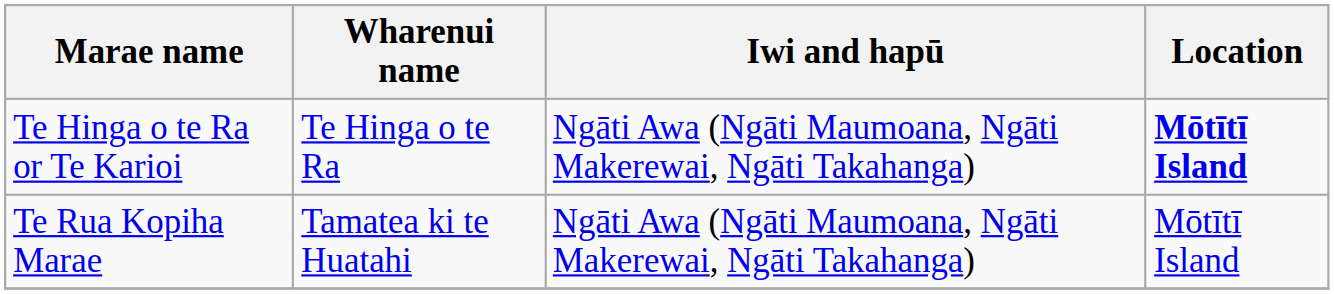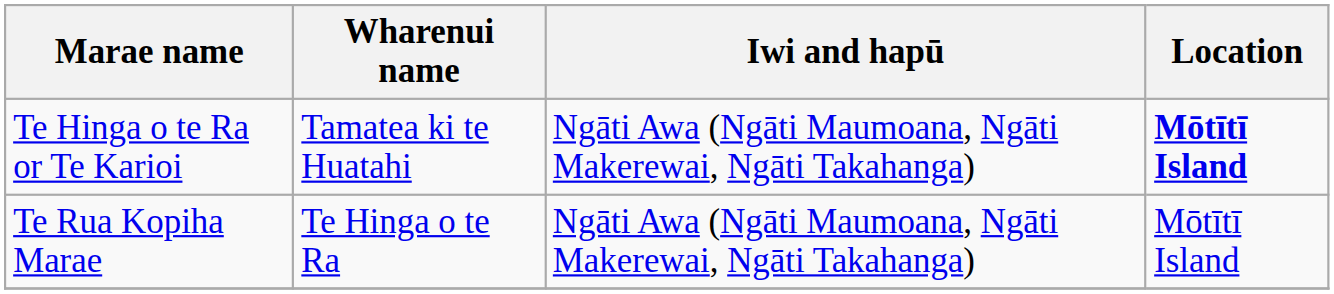(396, 146) Te Hinga o te Ra -> (395, 146) Tamatea ki te Huatahi
(395, 240) Tamatea ki te Huatahi -> (396, 240) Te Hinga o te Ra
